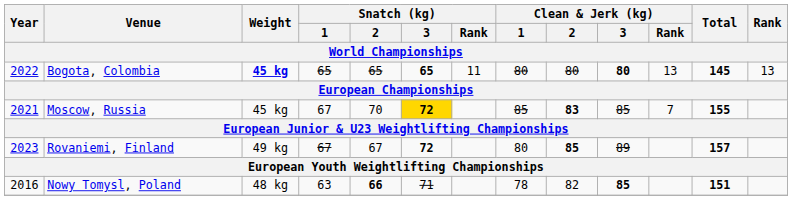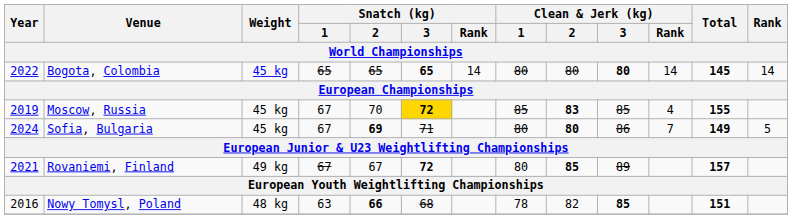(270, 71) bold -> (270, 71) normal
(474, 71) 11 -> (474, 71) 14
(670, 71) 13 -> (670, 71) 14
(767, 71) 13 -> (767, 71) 14
(24, 109) 2021 -> (24, 109) 2019
(670, 109) 7 -> (670, 109) 4
+ row: (100, 128)
(24, 147) 2023 -> (24, 167) 2021
(426, 186) 71 -> (426, 205) 68
